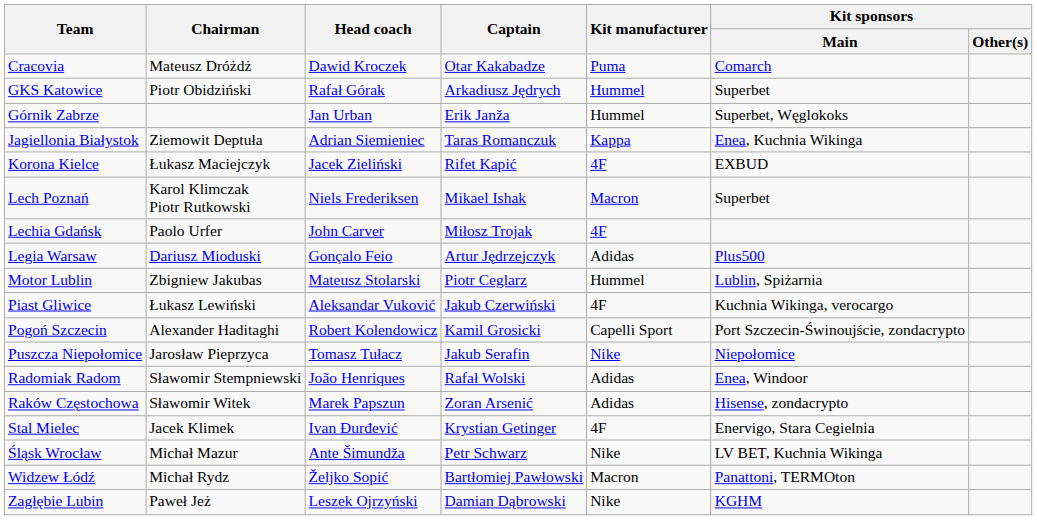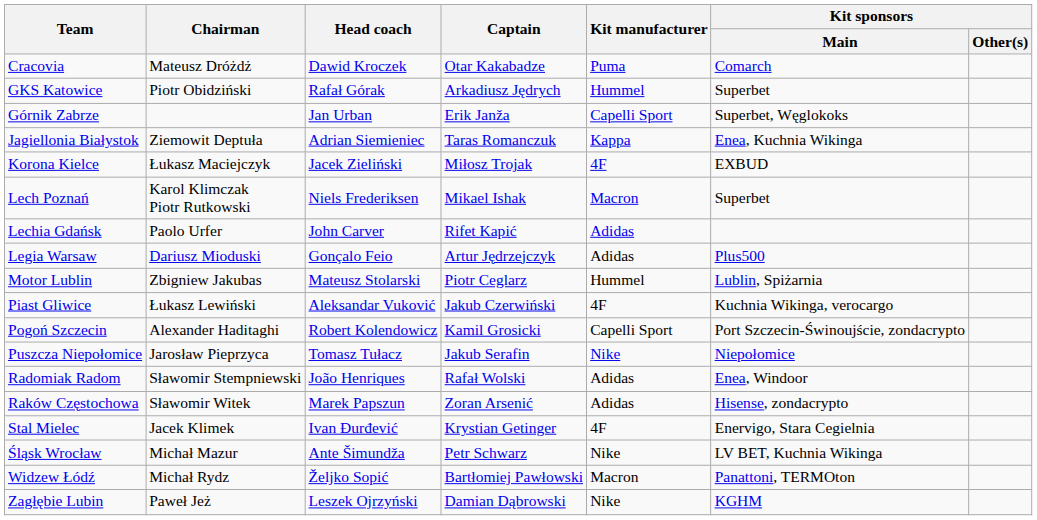(617, 115) Hummel -> (631, 115) Capelli Sport
(481, 164) Rifet Kapić -> (488, 164) Miłosz Trojak
(488, 231) Miłosz Trojak -> (481, 231) Rifet Kapić
(598, 231) 4F -> (612, 231) Adidas
